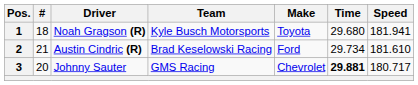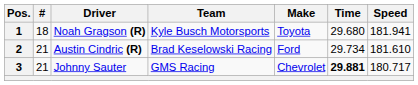(42, 67) 20 -> (42, 67) 21
